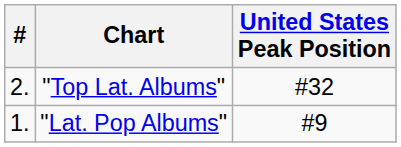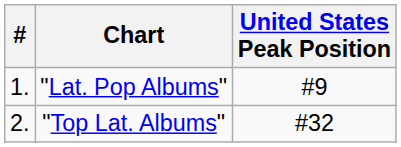rows swapped: (134, 123) <-> (134, 86)
